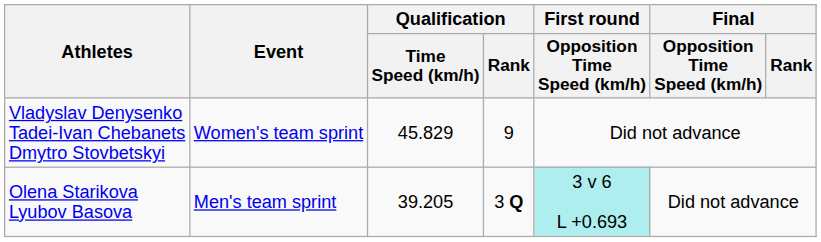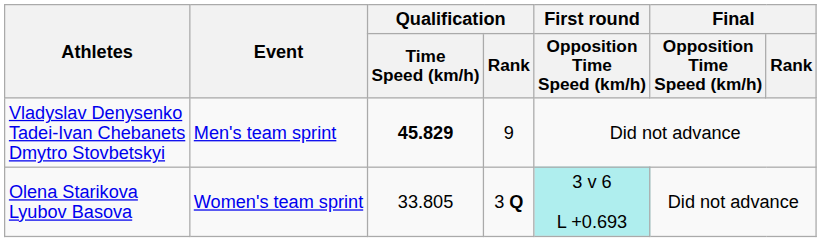(278, 133) Women's team sprint -> (265, 133) Men's team sprint
(426, 133) normal -> (426, 133) bold
(265, 202) Men's team sprint -> (278, 202) Women's team sprint
(426, 202) 39.205 -> (426, 202) 33.805
